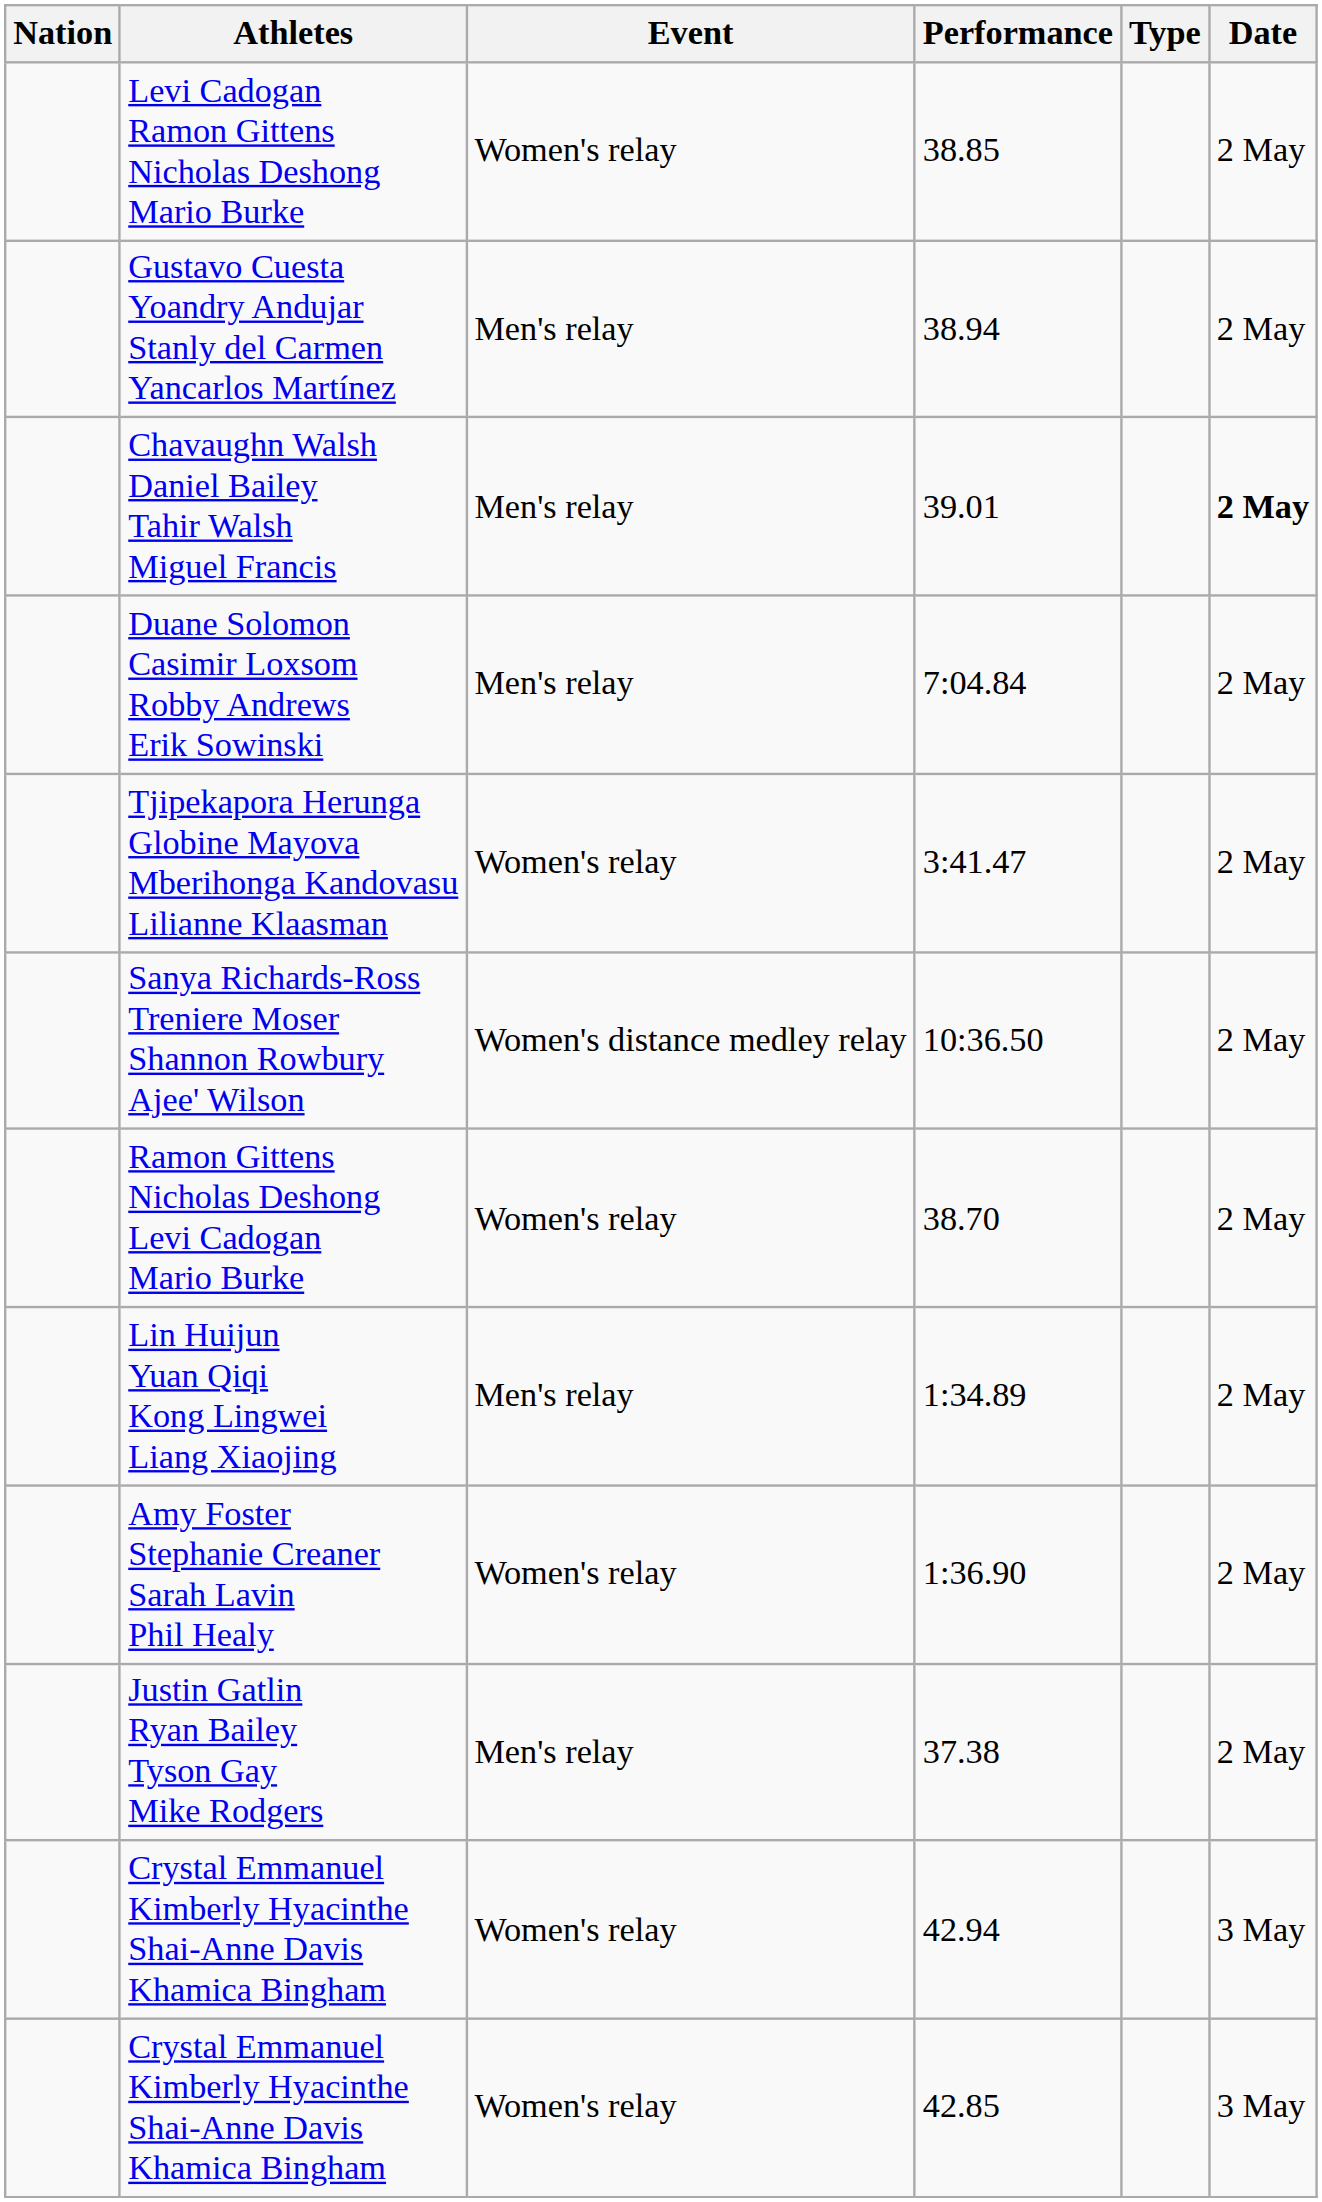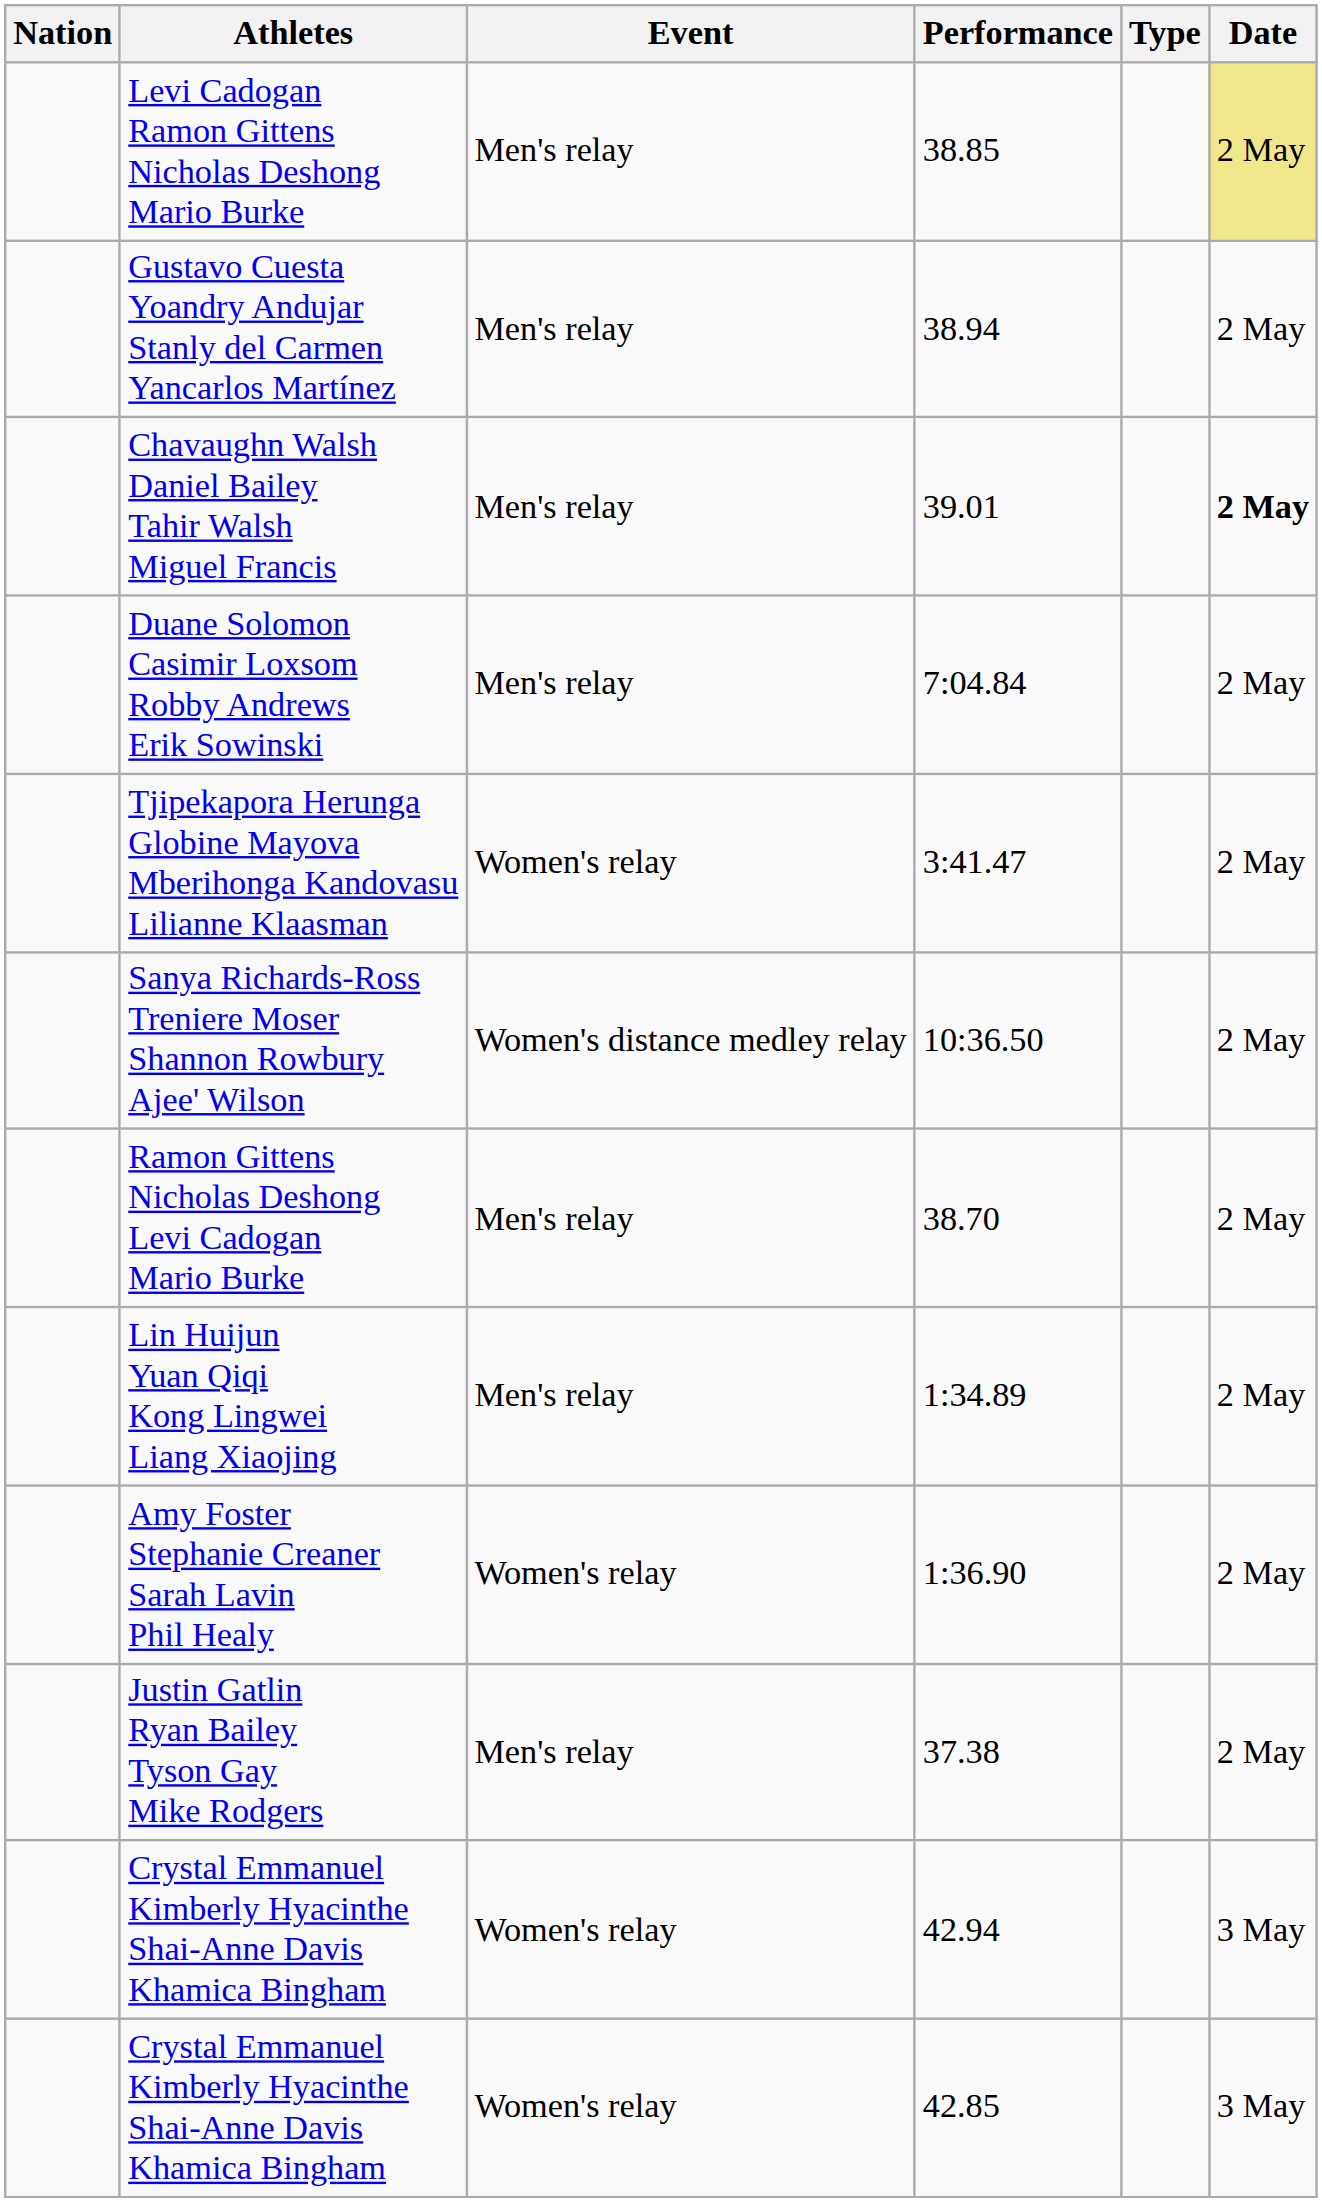(575, 150) Women's relay -> (554, 150) Men's relay
(1261, 150) no background -> (1261, 150) khaki background
(575, 1217) Women's relay -> (554, 1217) Men's relay
